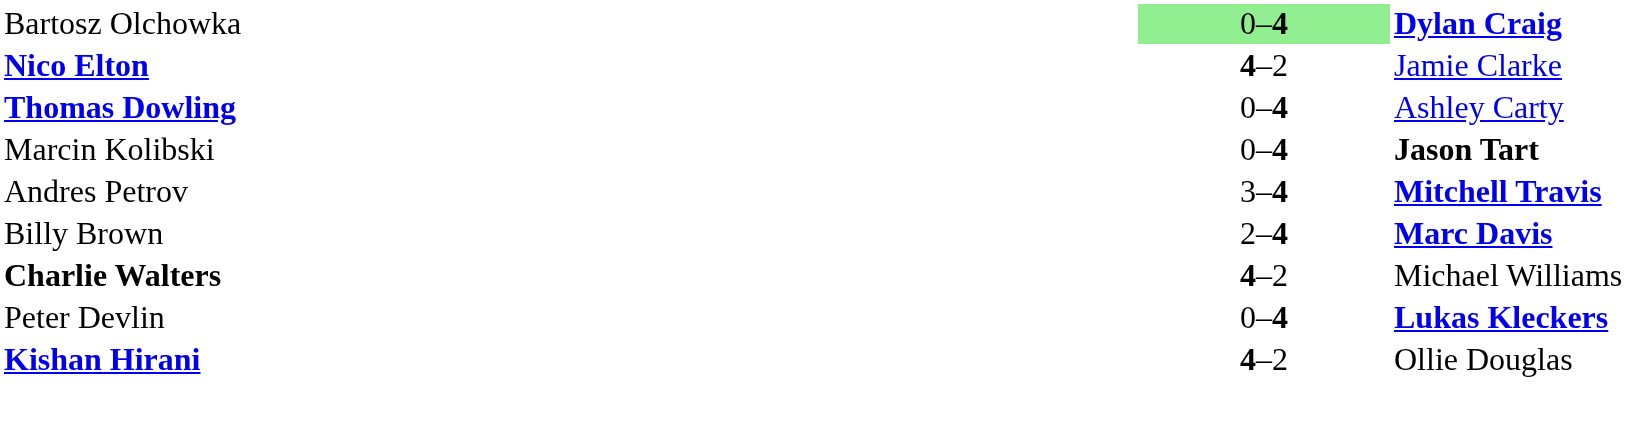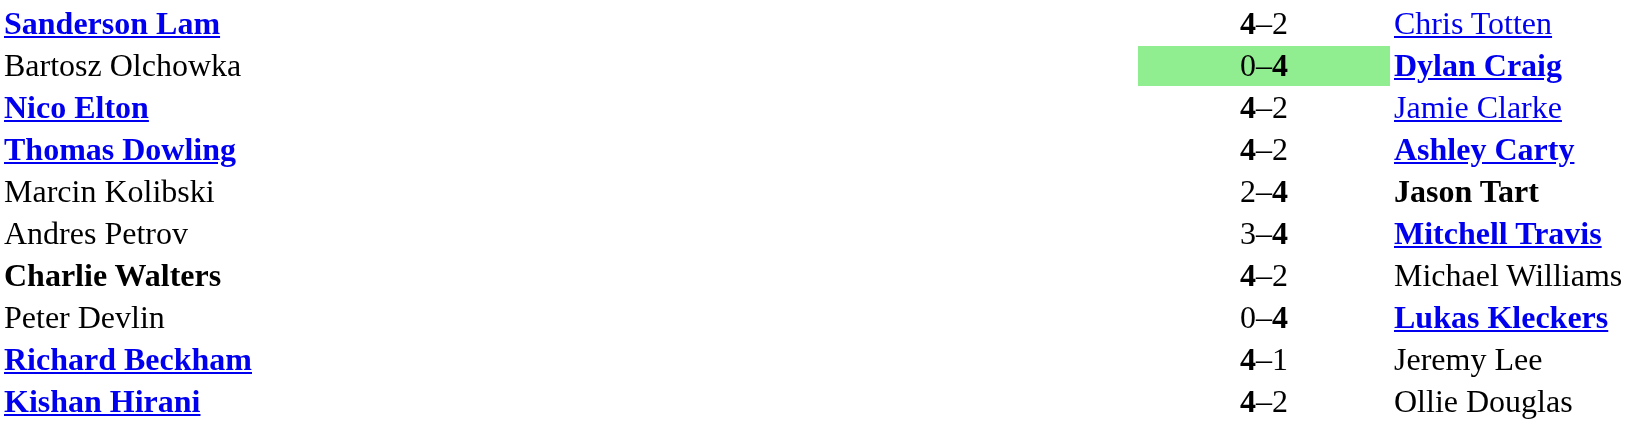+ row: (112, 23)
(1264, 107) 0–4 -> (1264, 149) 4–2
(1479, 107) normal -> (1484, 149) bold
(1264, 149) 0–4 -> (1264, 191) 2–4
- row: (84, 233)
+ row: (128, 359)
